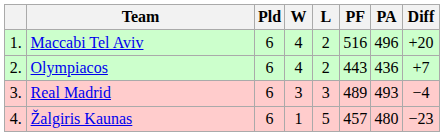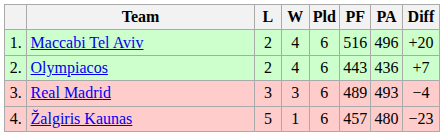columns swapped: (270, 17) <-> (326, 17)
